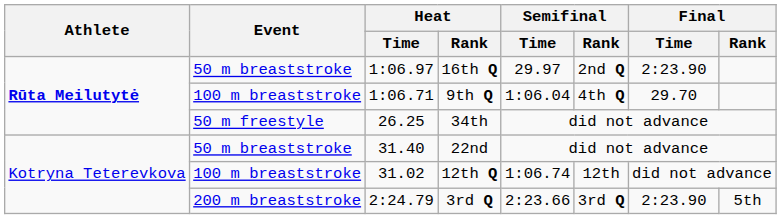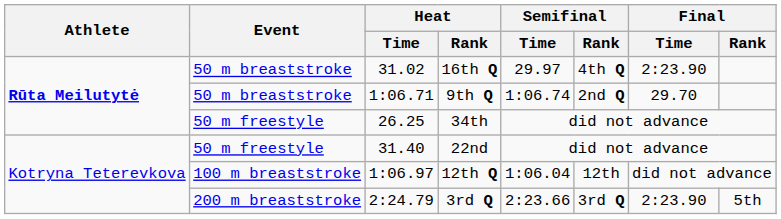(401, 70) 1:06.97 -> (401, 70) 31.02
(601, 70) 2nd Q -> (601, 70) 4th Q
(277, 96) 100 m breaststroke -> (272, 96) 50 m breaststroke
(538, 96) 1:06.04 -> (538, 96) 1:06.74
(601, 96) 4th Q -> (601, 96) 2nd Q
(272, 148) 50 m breaststroke -> (258, 148) 50 m freestyle
(401, 174) 31.02 -> (401, 174) 1:06.97
(538, 174) 1:06.74 -> (538, 174) 1:06.04
